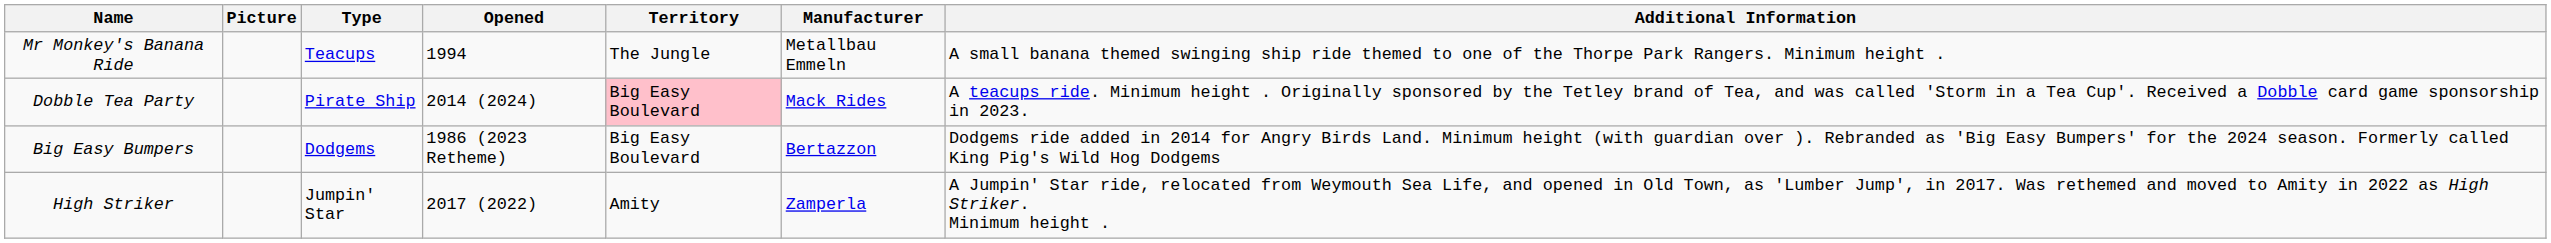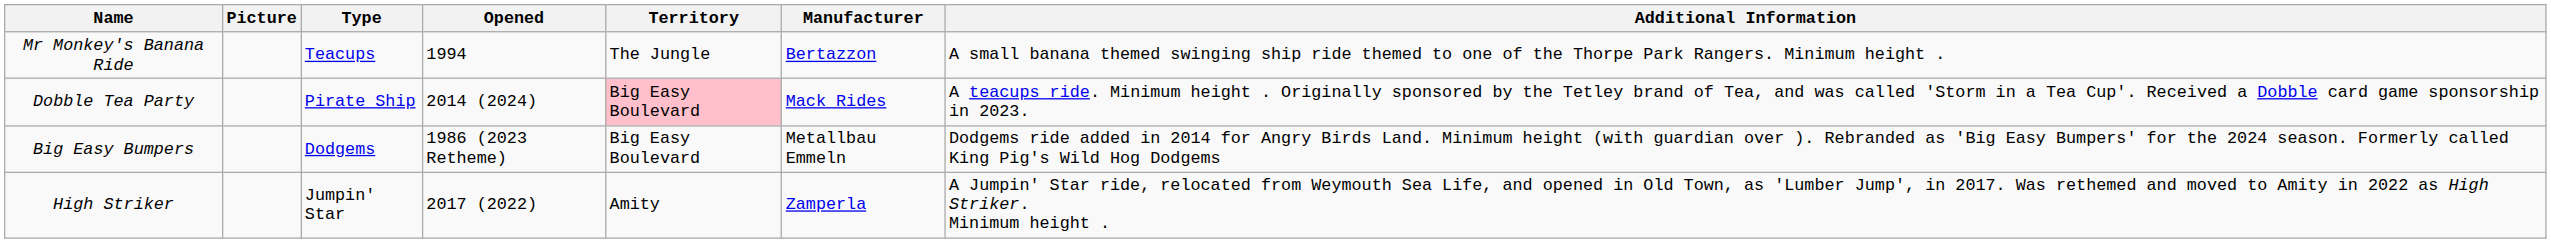(831, 55) Metallbau Emmeln -> (831, 55) Bertazzon
(831, 149) Bertazzon -> (831, 149) Metallbau Emmeln
